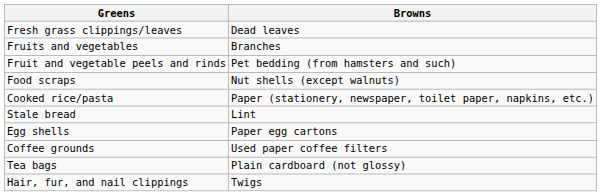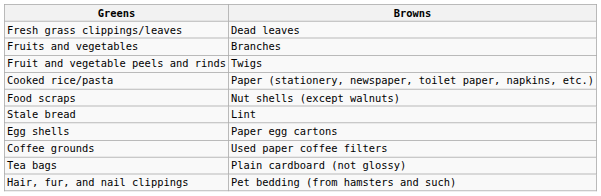(344, 64) Pet bedding (from hamsters and such) -> (247, 64) Twigs
rows swapped: (41, 81) <-> (60, 98)
(247, 182) Twigs -> (344, 182) Pet bedding (from hamsters and such)
